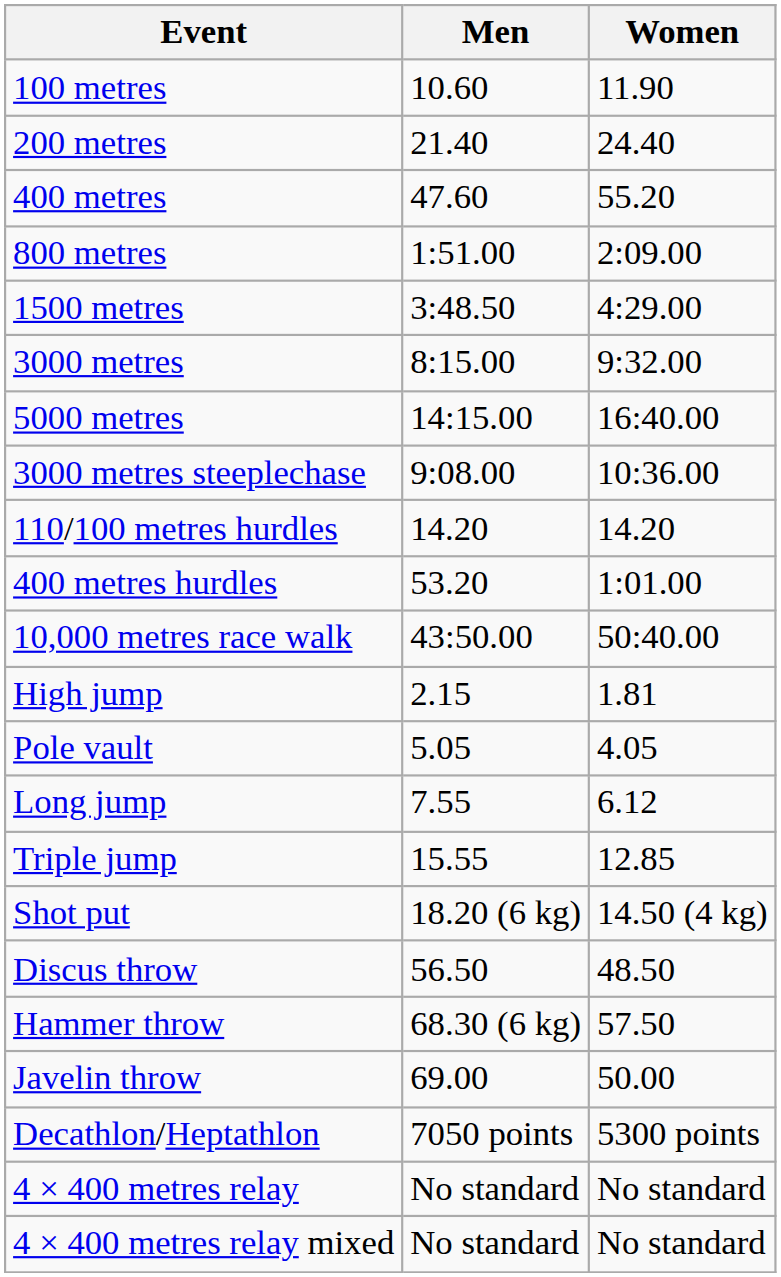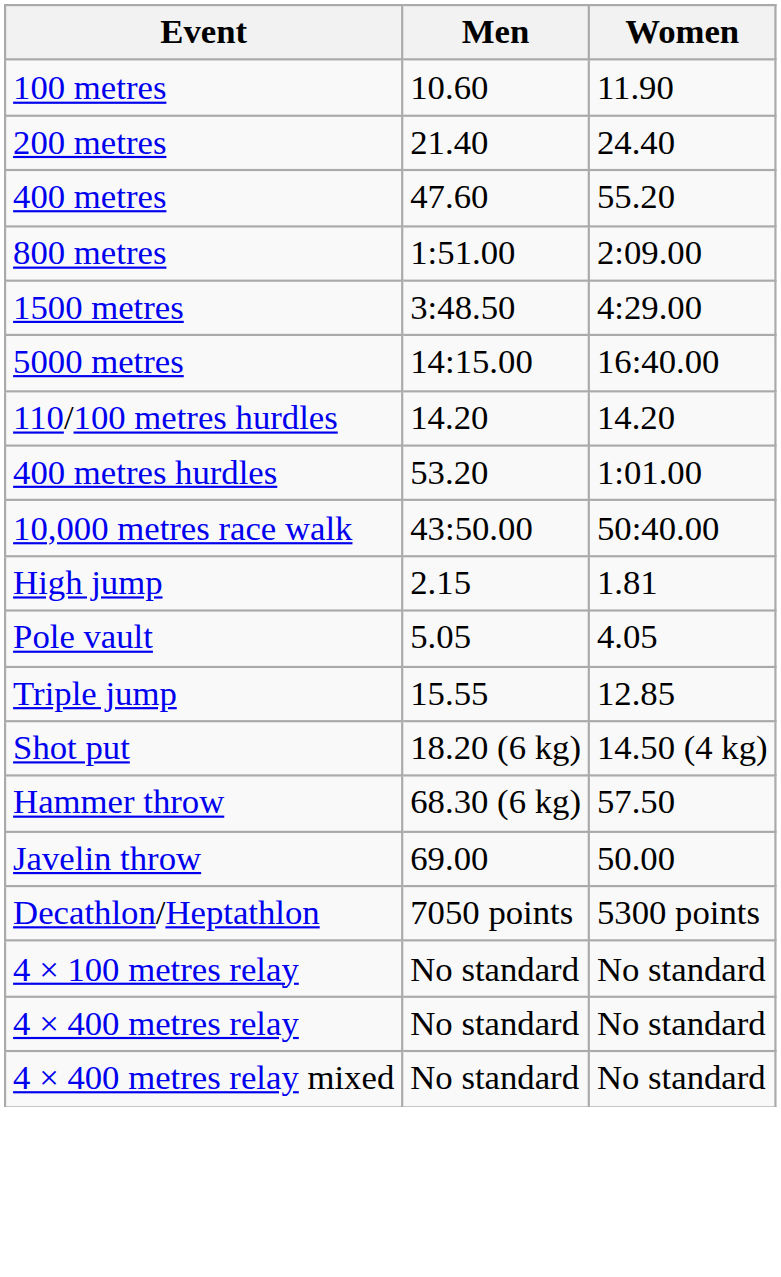- row: (98, 362)
- row: (190, 472)
- row: (90, 802)
- row: (105, 968)
+ row: (156, 968)
